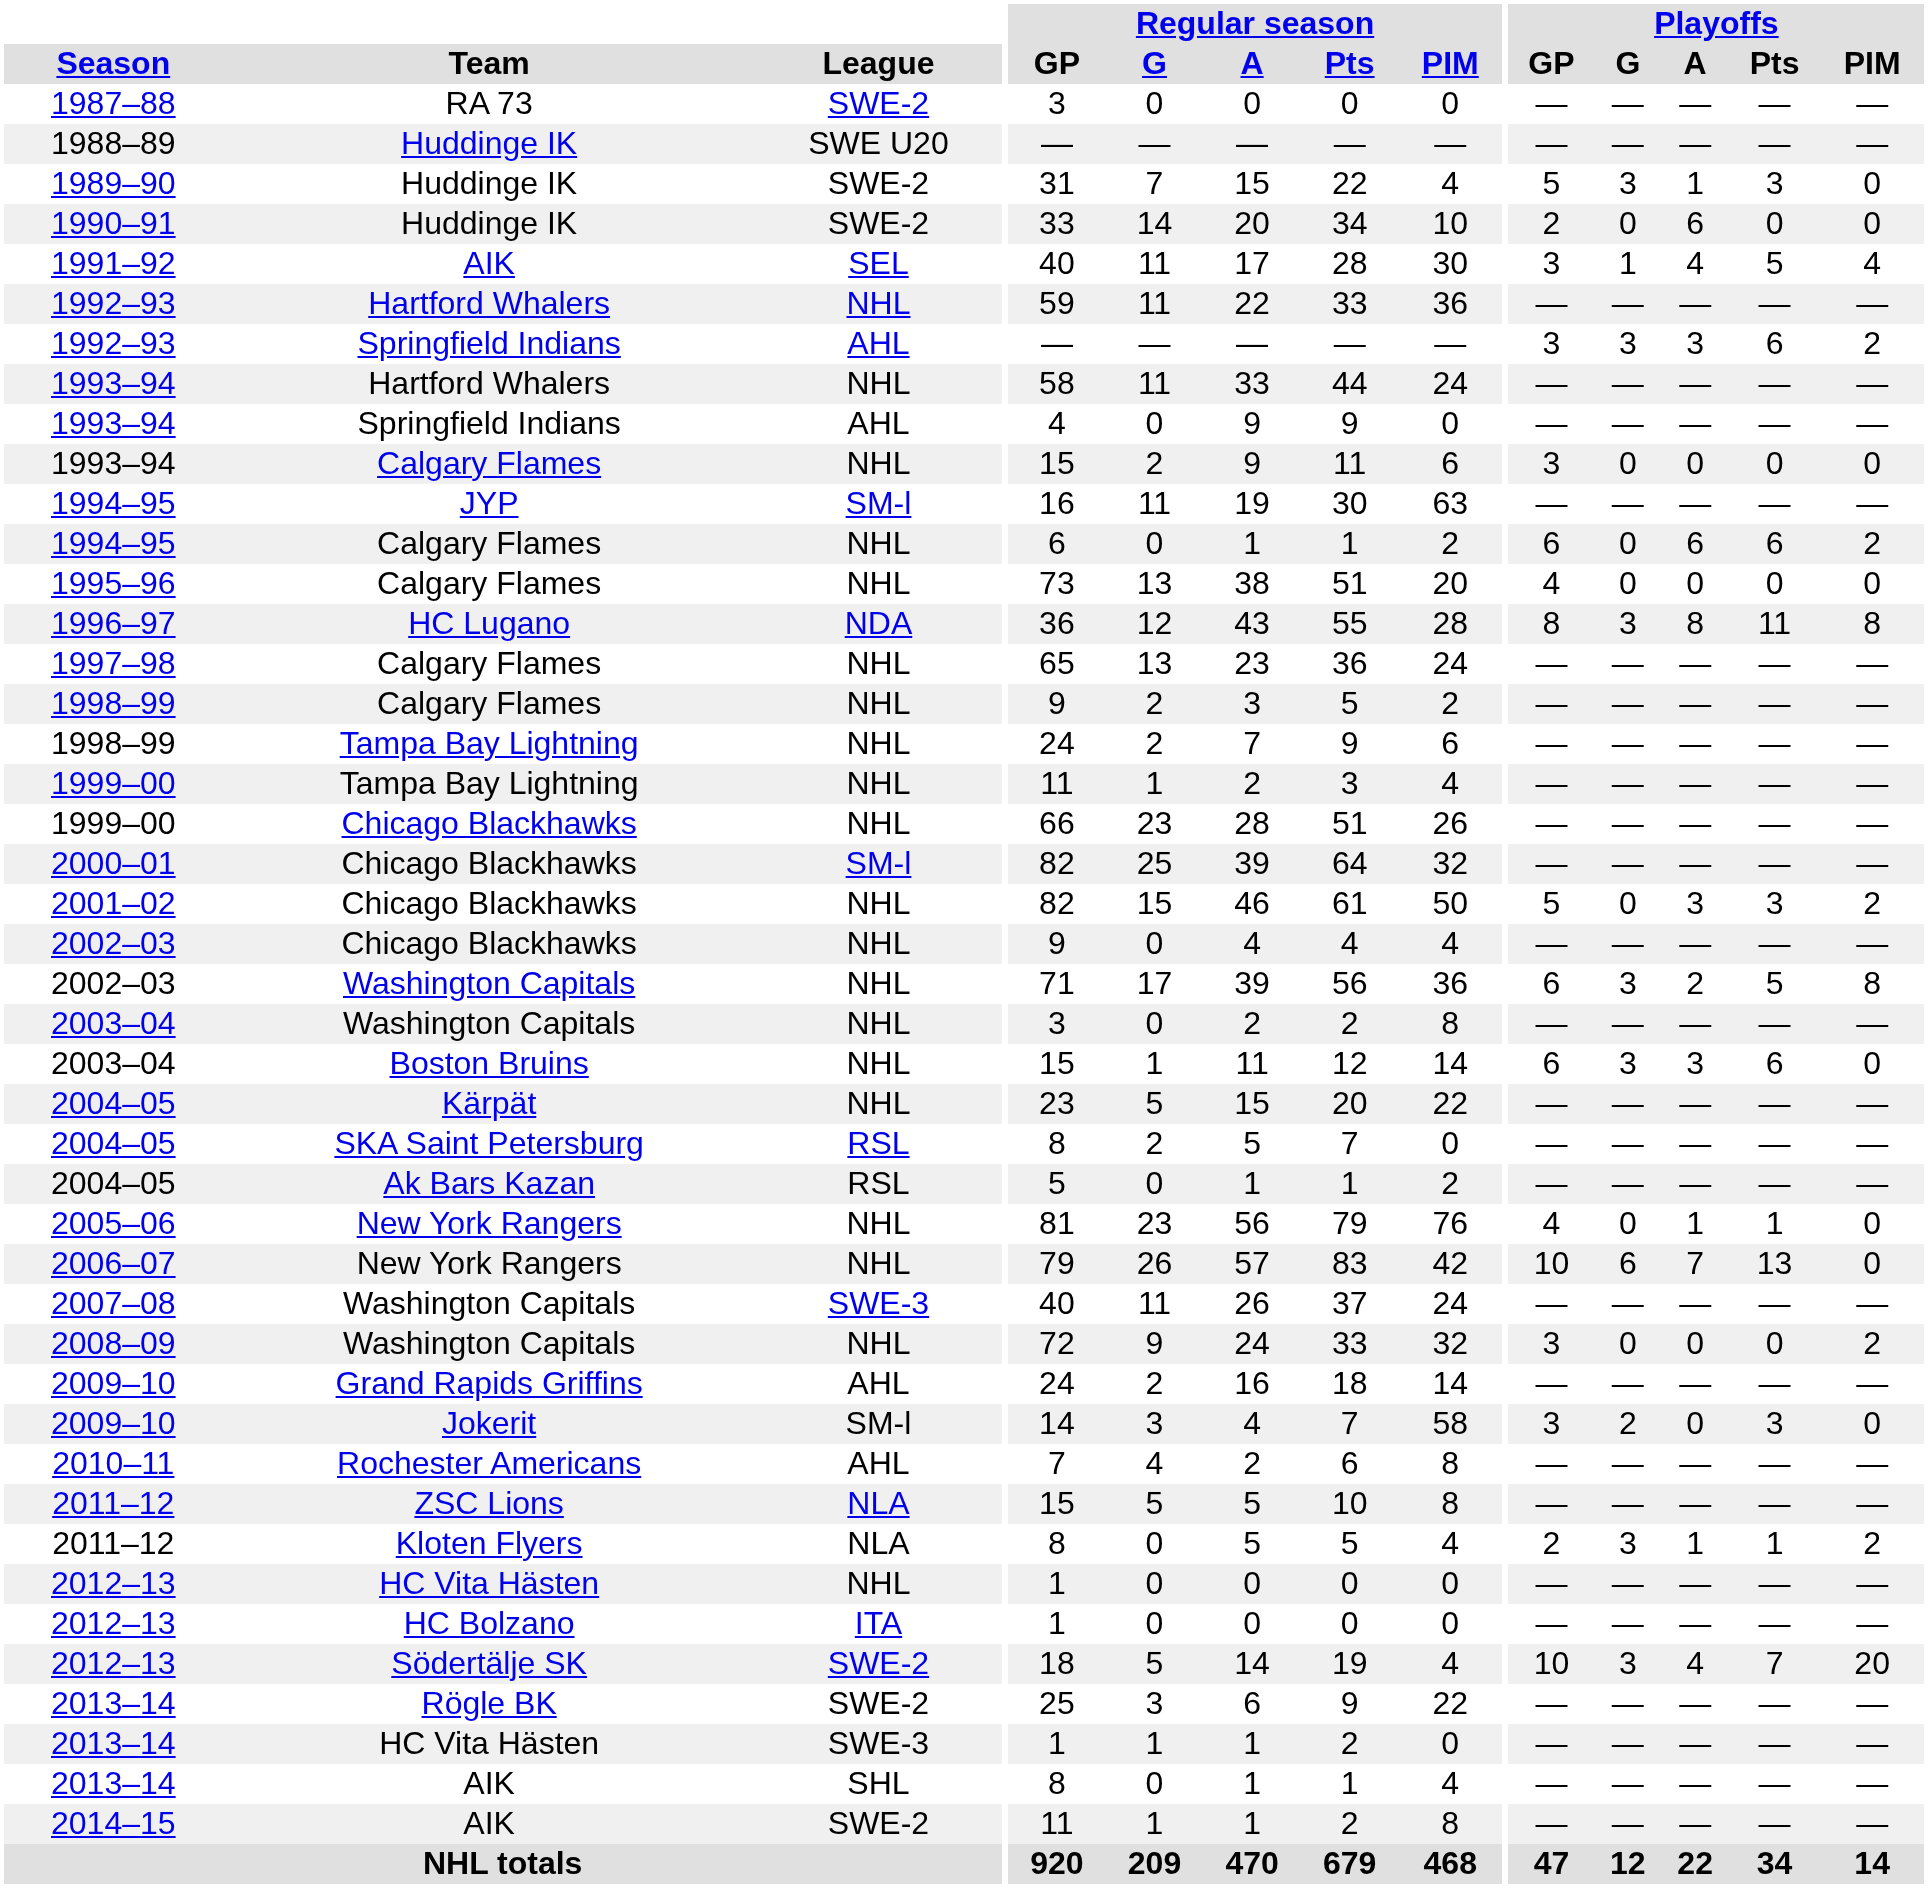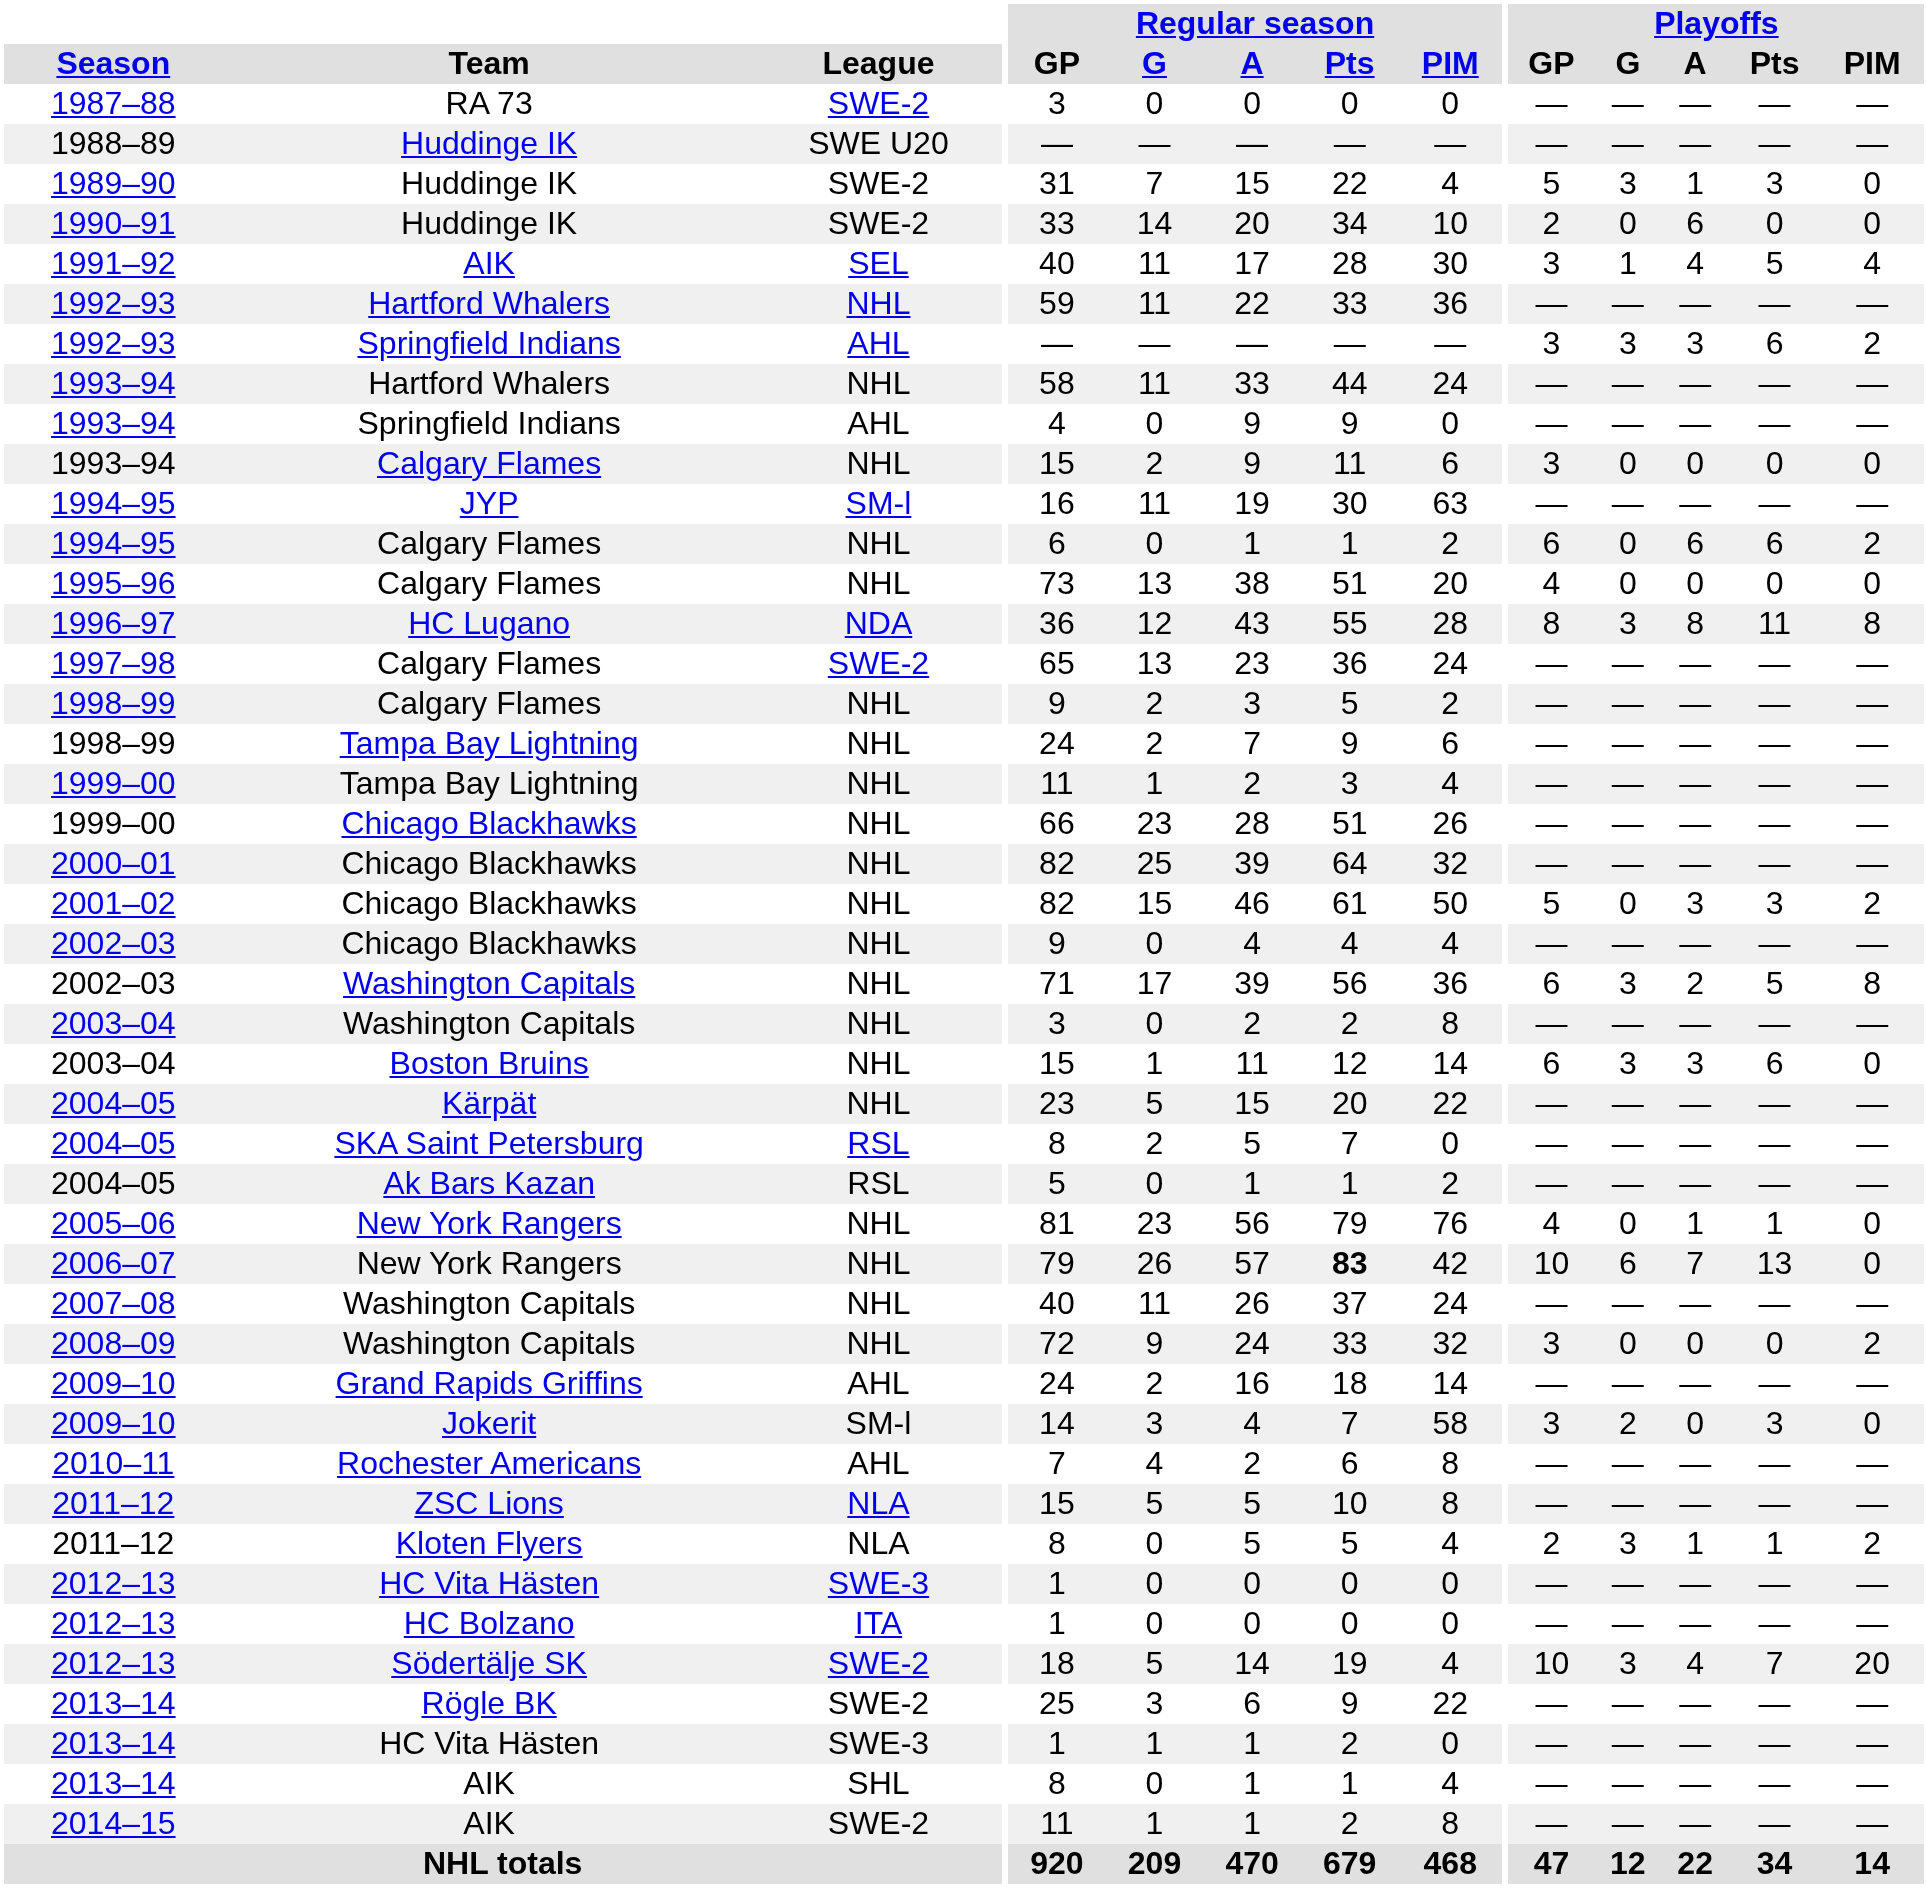(878, 663) NHL -> (878, 663) SWE-2
(878, 863) SM-l -> (878, 863) NHL
(1350, 1263) normal -> (1350, 1263) bold
(878, 1303) SWE-3 -> (878, 1303) NHL
(878, 1583) NHL -> (878, 1583) SWE-3
